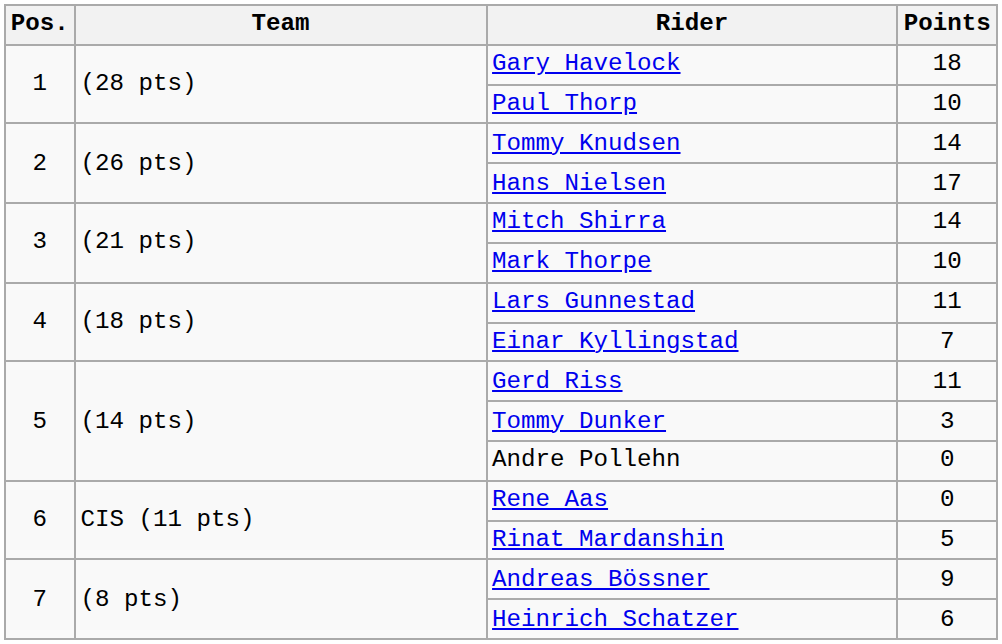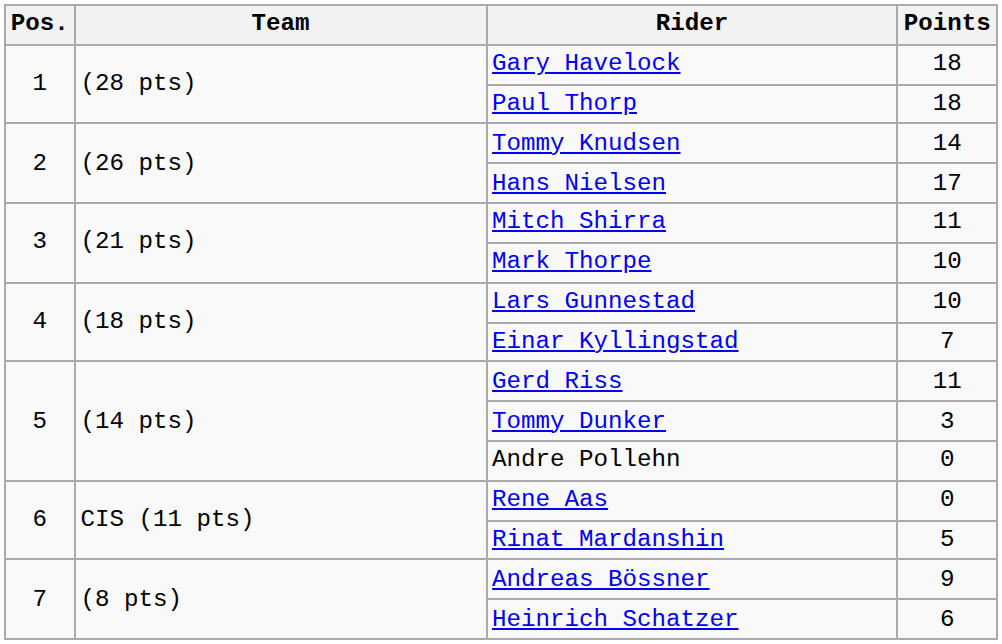(947, 104) 10 -> (947, 104) 18
(947, 223) 14 -> (947, 223) 11
(947, 302) 11 -> (947, 302) 10
